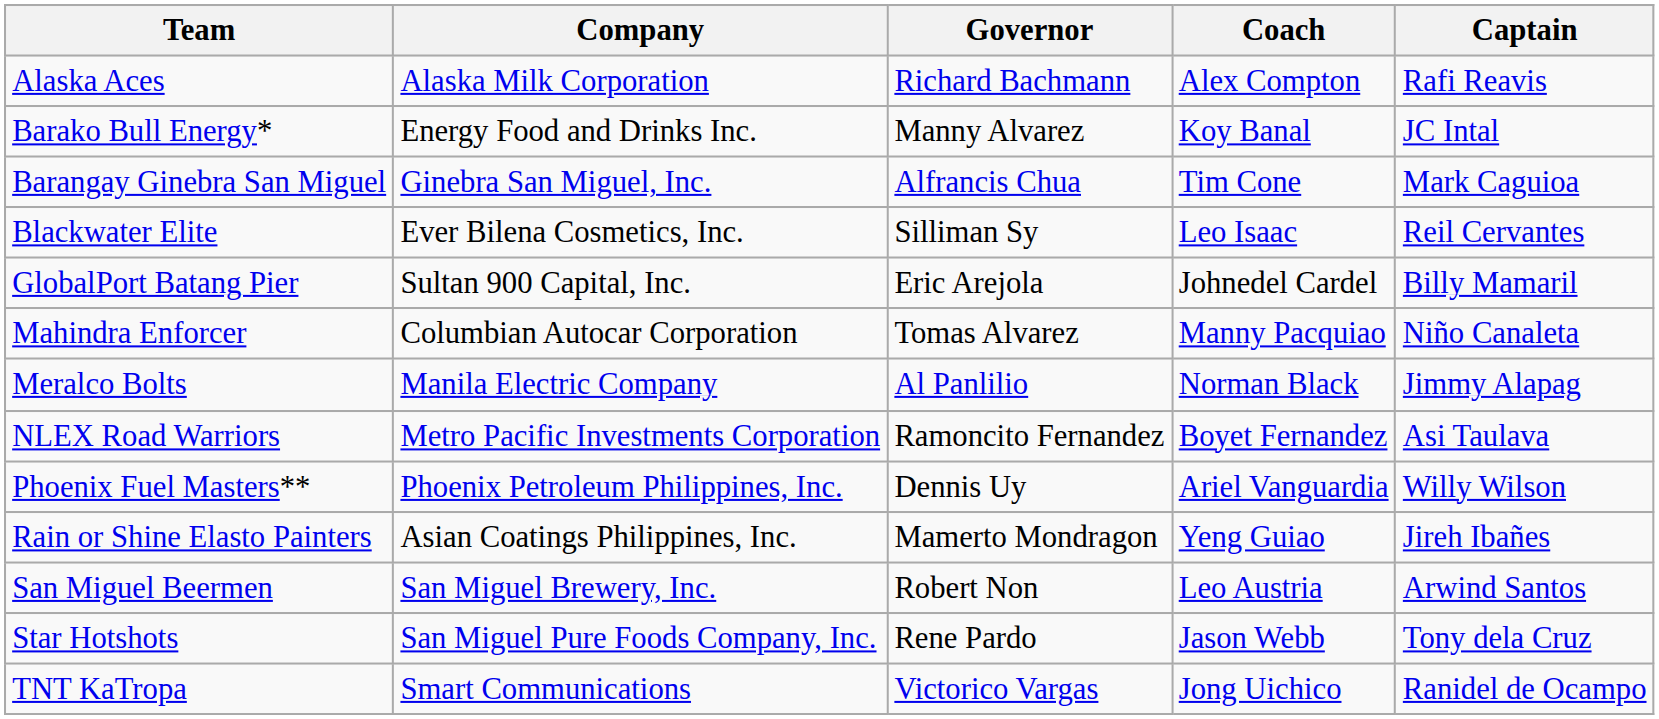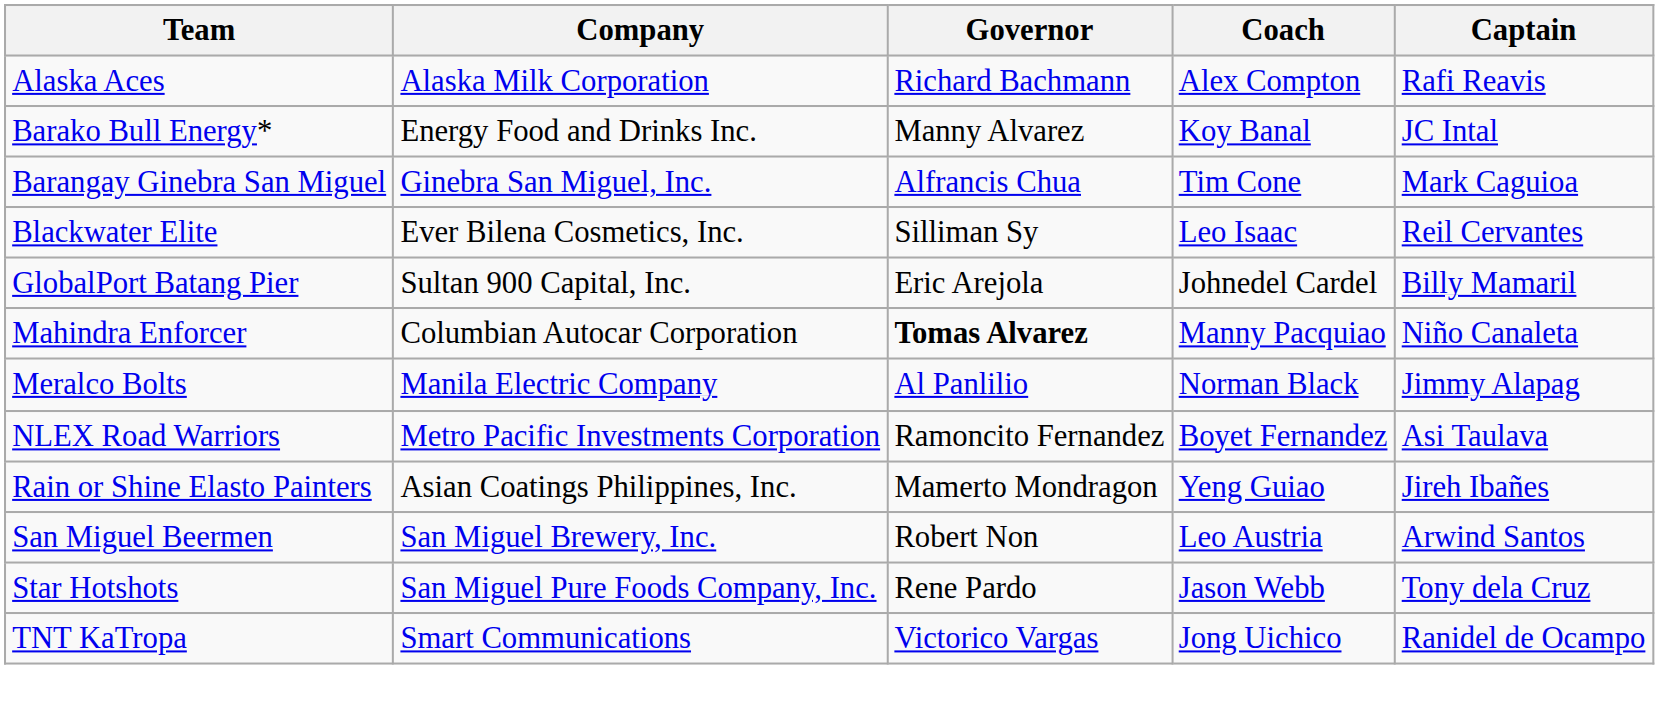(987, 333) normal -> (991, 333) bold
- row: (161, 485)
